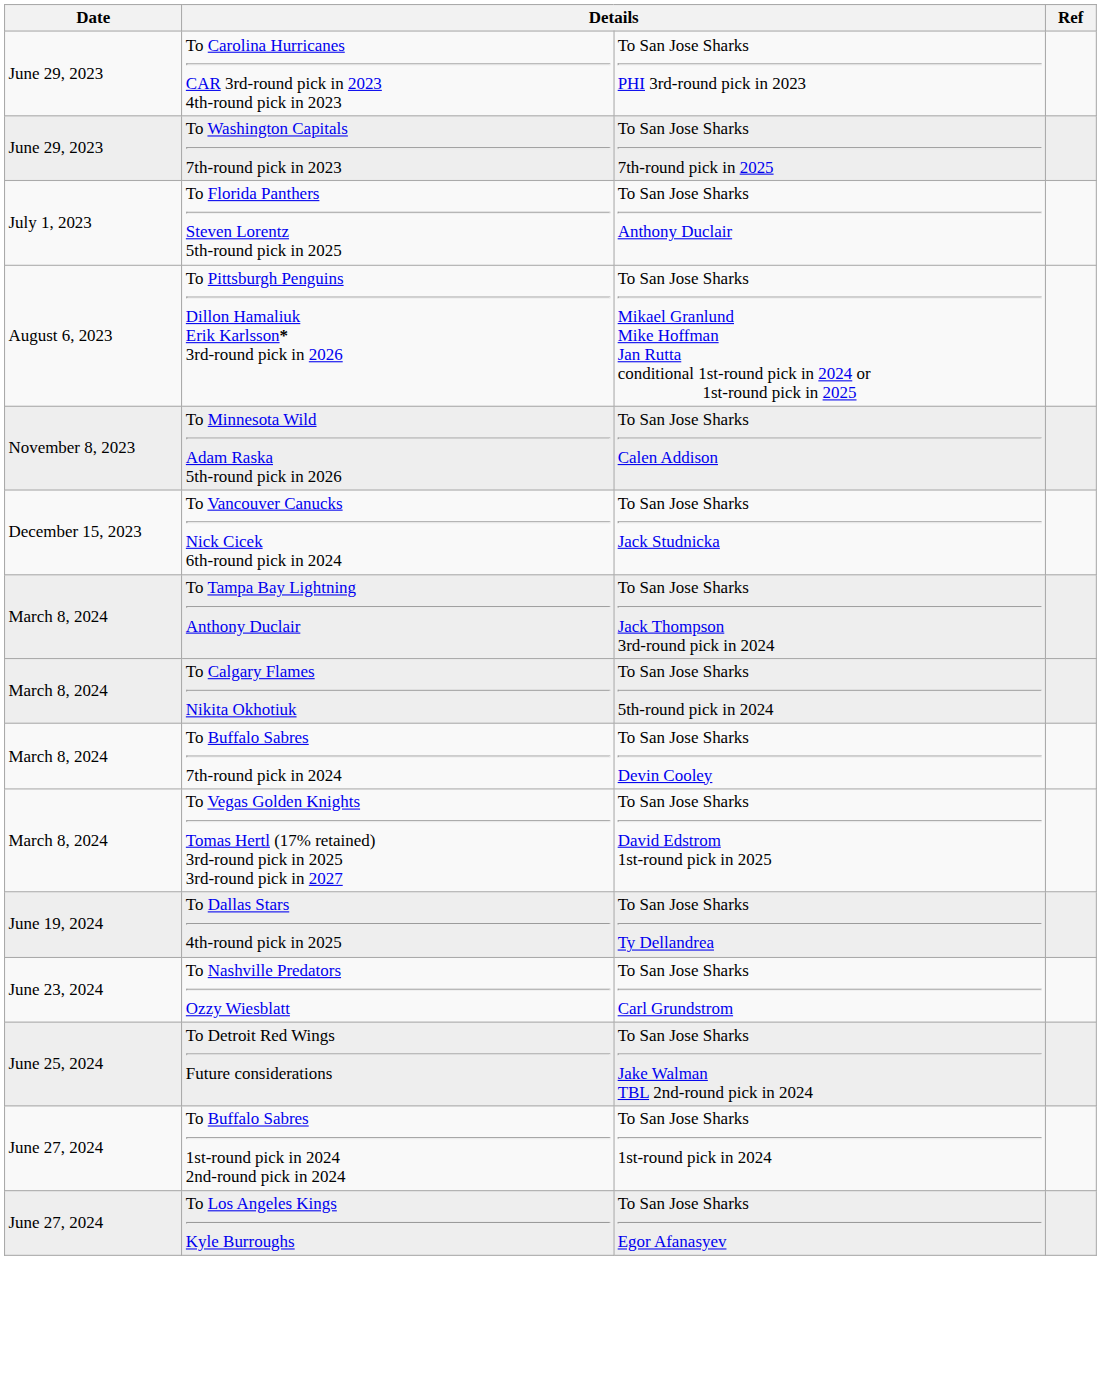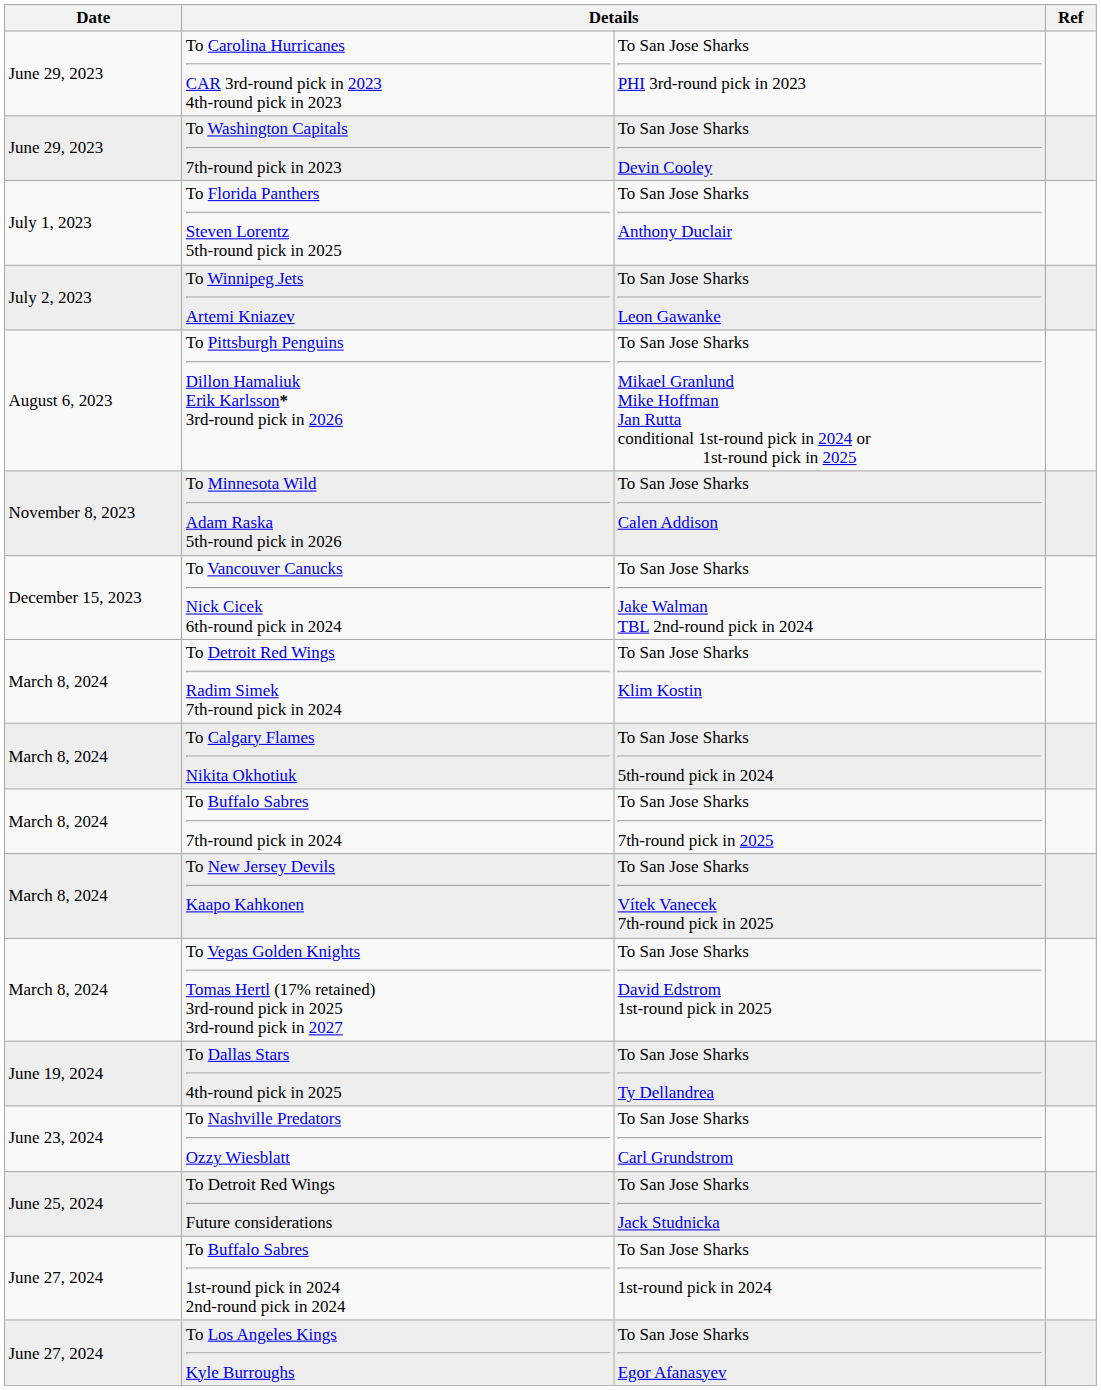(830, 148) To San Jose Sharks 7th-round pick in 2025 -> (830, 148) To San Jose Sharks Devin Cooley
+ row: (398, 297)
(830, 522) To San Jose Sharks Jack Studnicka -> (830, 597) To San Jose Sharks Jake Walman TBL 2nd-round pick in 2024
- row: (398, 606)
+ row: (398, 681)
(830, 756) To San Jose Sharks Devin Cooley -> (830, 821) To San Jose Sharks 7th-round pick in 2025
+ row: (398, 886)
(830, 1064) To San Jose Sharks Jake Walman TBL 2nd-round pick in 2024 -> (830, 1203) To San Jose Sharks Jack Studnicka
